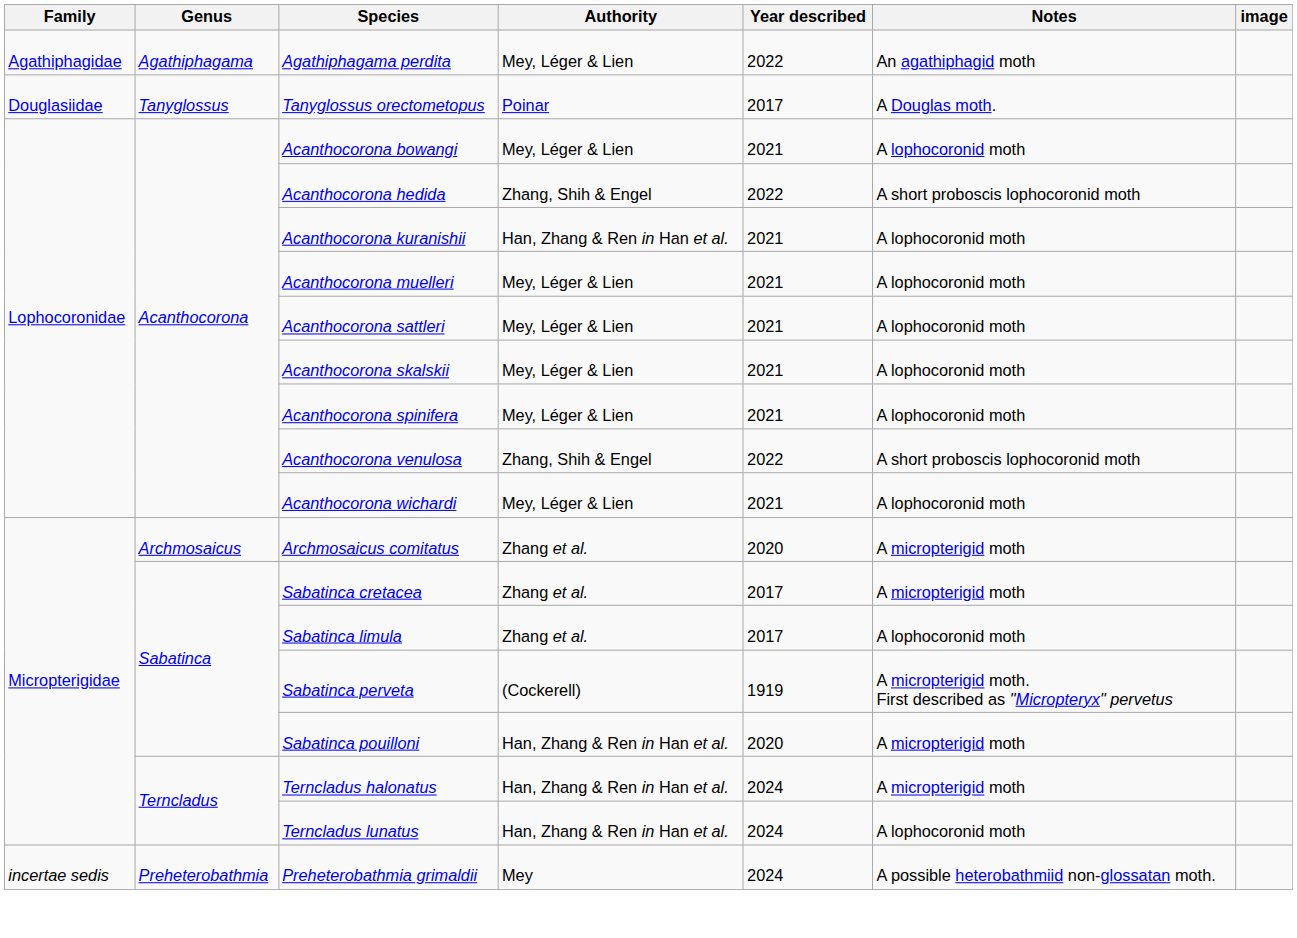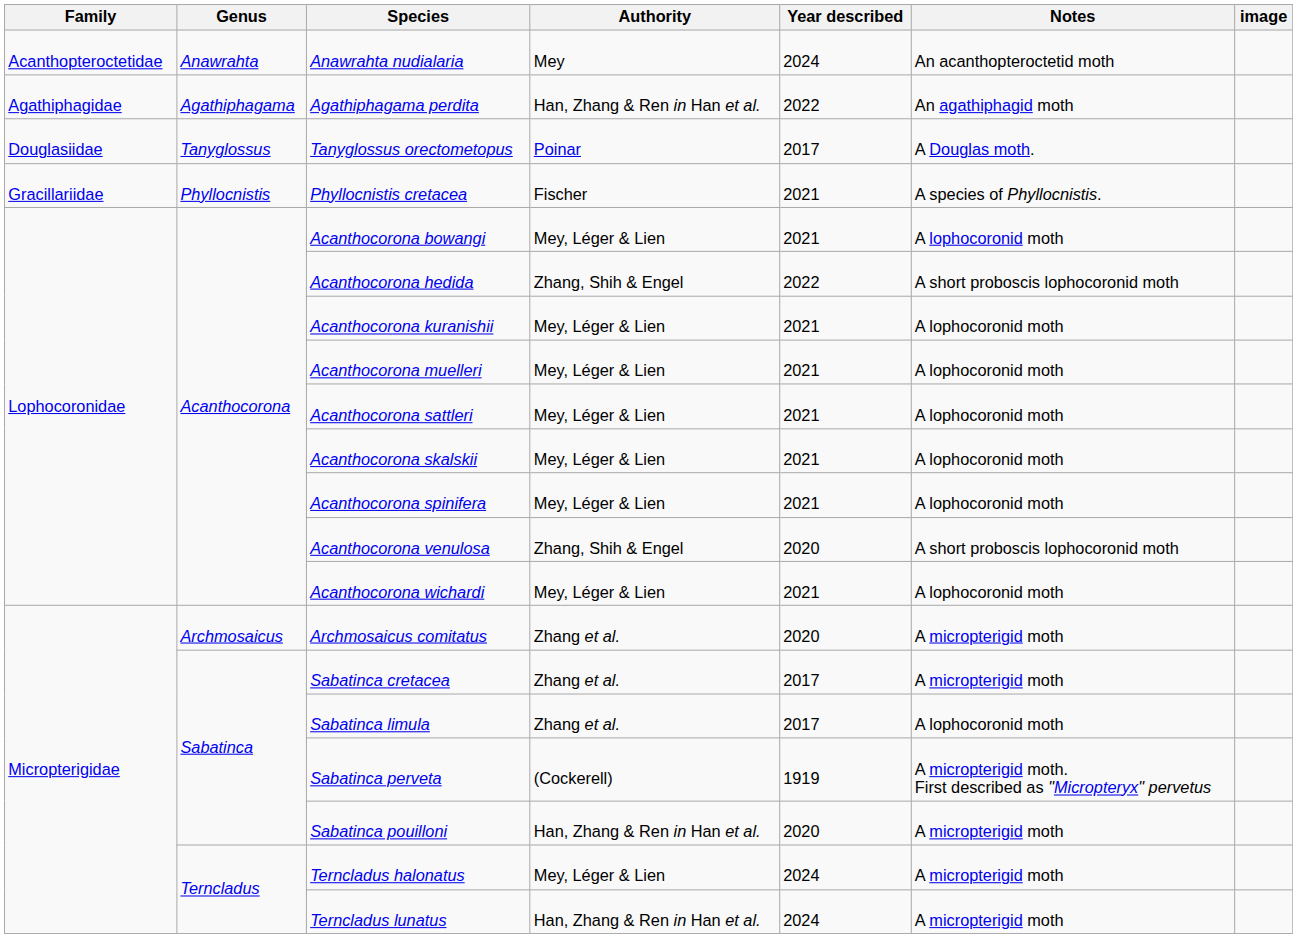+ row: (387, 61)
(568, 61) Mey, Léger & Lien -> (647, 105) Han, Zhang & Ren in Han et al.
+ row: (389, 194)
(615, 238) Han, Zhang & Ren in Han et al. -> (599, 327) Mey, Léger & Lien
(765, 459) 2022 -> (801, 548) 2020
(615, 787) Han, Zhang & Ren in Han et al. -> (599, 876) Mey, Léger & Lien
(951, 832) A lophocoronid moth -> (989, 920) A micropterigid moth
- row: (380, 876)
